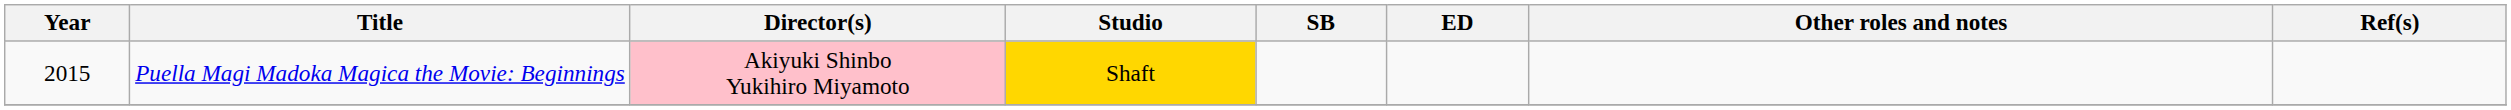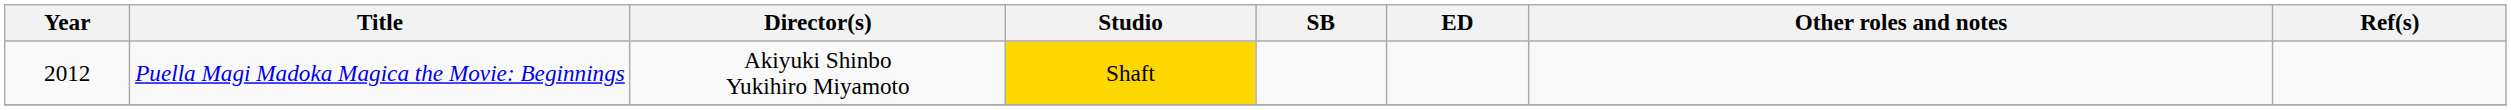(67, 72) 2015 -> (67, 72) 2012
(818, 72) pink background -> (818, 72) no background
